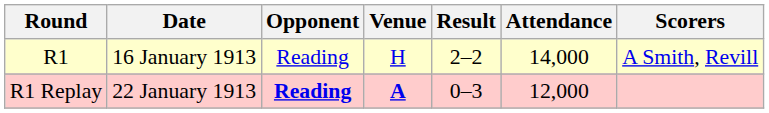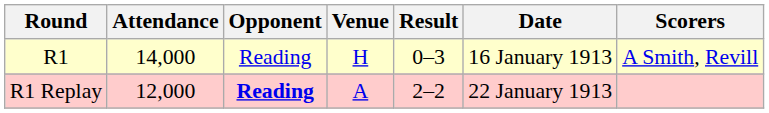columns swapped: (184, 21) <-> (559, 21)
(466, 56) 2–2 -> (429, 56) 0–3
(398, 90) bold -> (360, 90) normal
(466, 90) 0–3 -> (429, 90) 2–2
